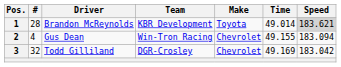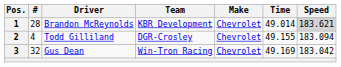(231, 25) Toyota -> (239, 25) Chevrolet
(64, 38) Gus Dean -> (79, 38) Todd Gilliland
(175, 38) Win-Tron Racing -> (165, 38) DGR-Crosley
(79, 51) Todd Gilliland -> (64, 51) Gus Dean
(165, 51) DGR-Crosley -> (175, 51) Win-Tron Racing
